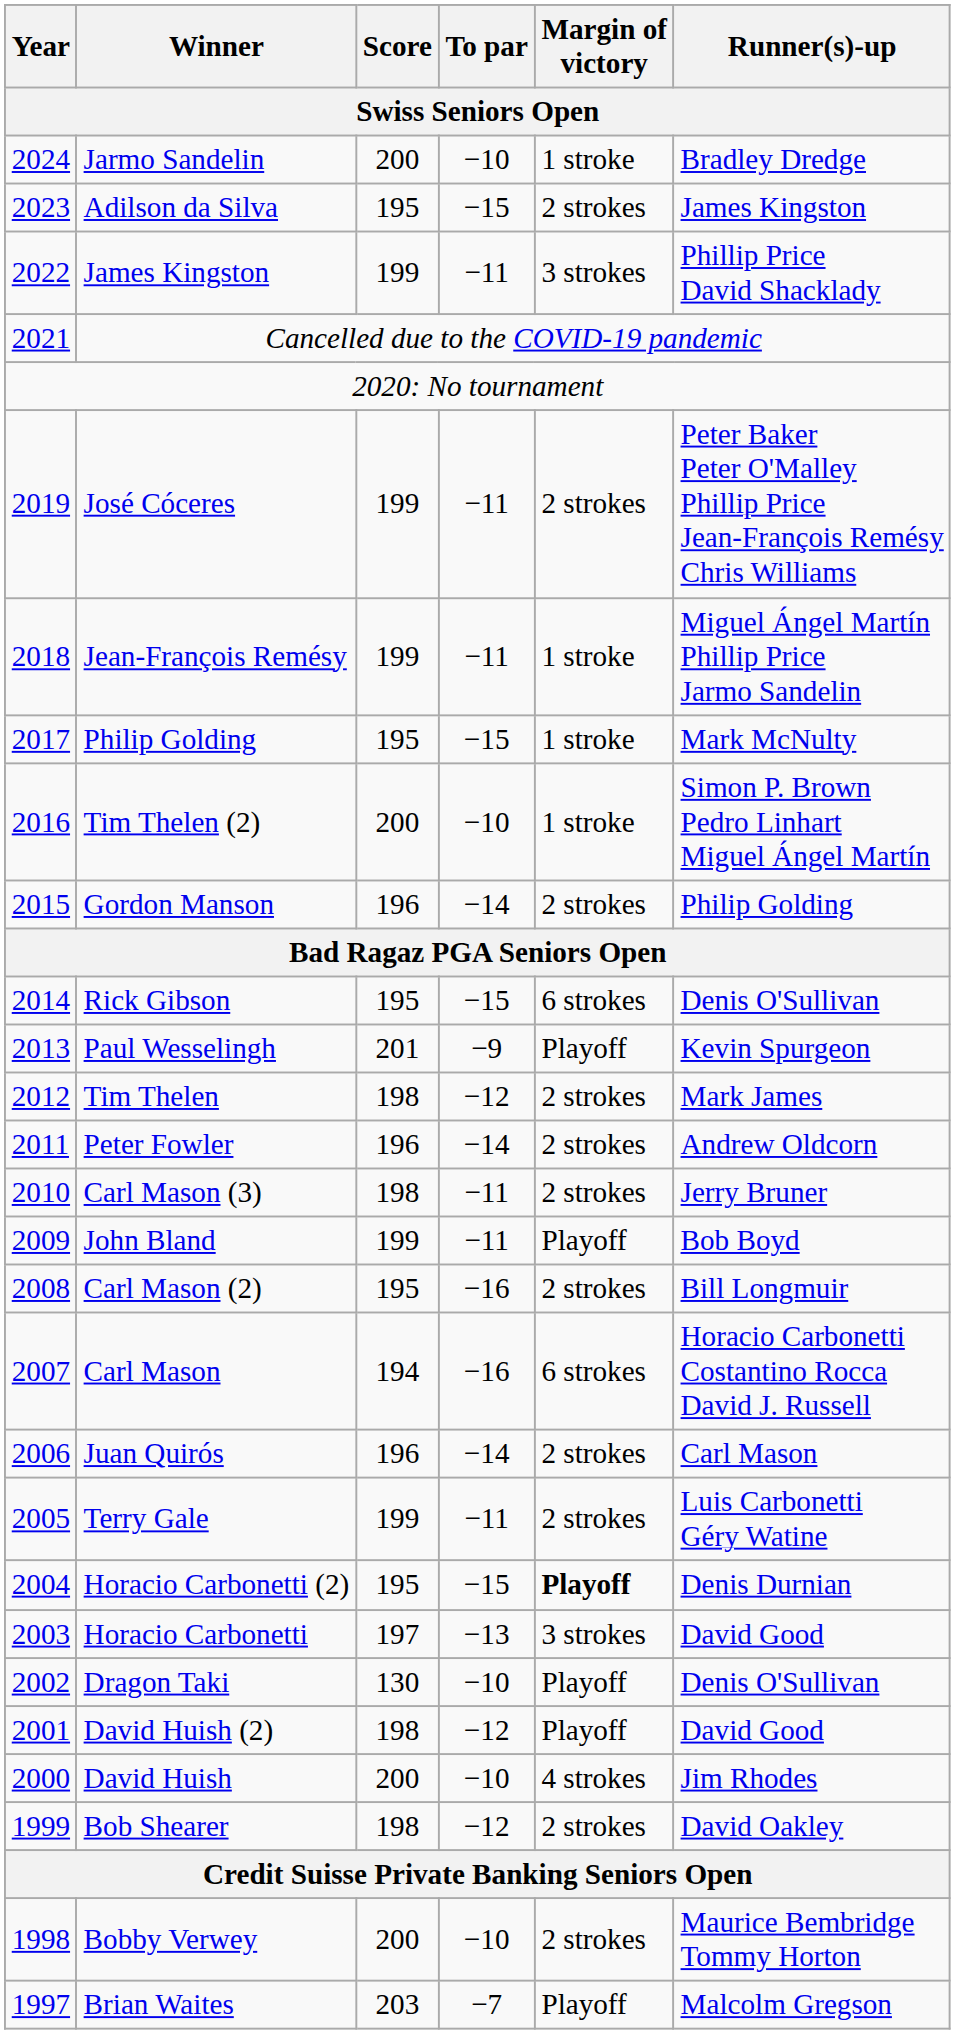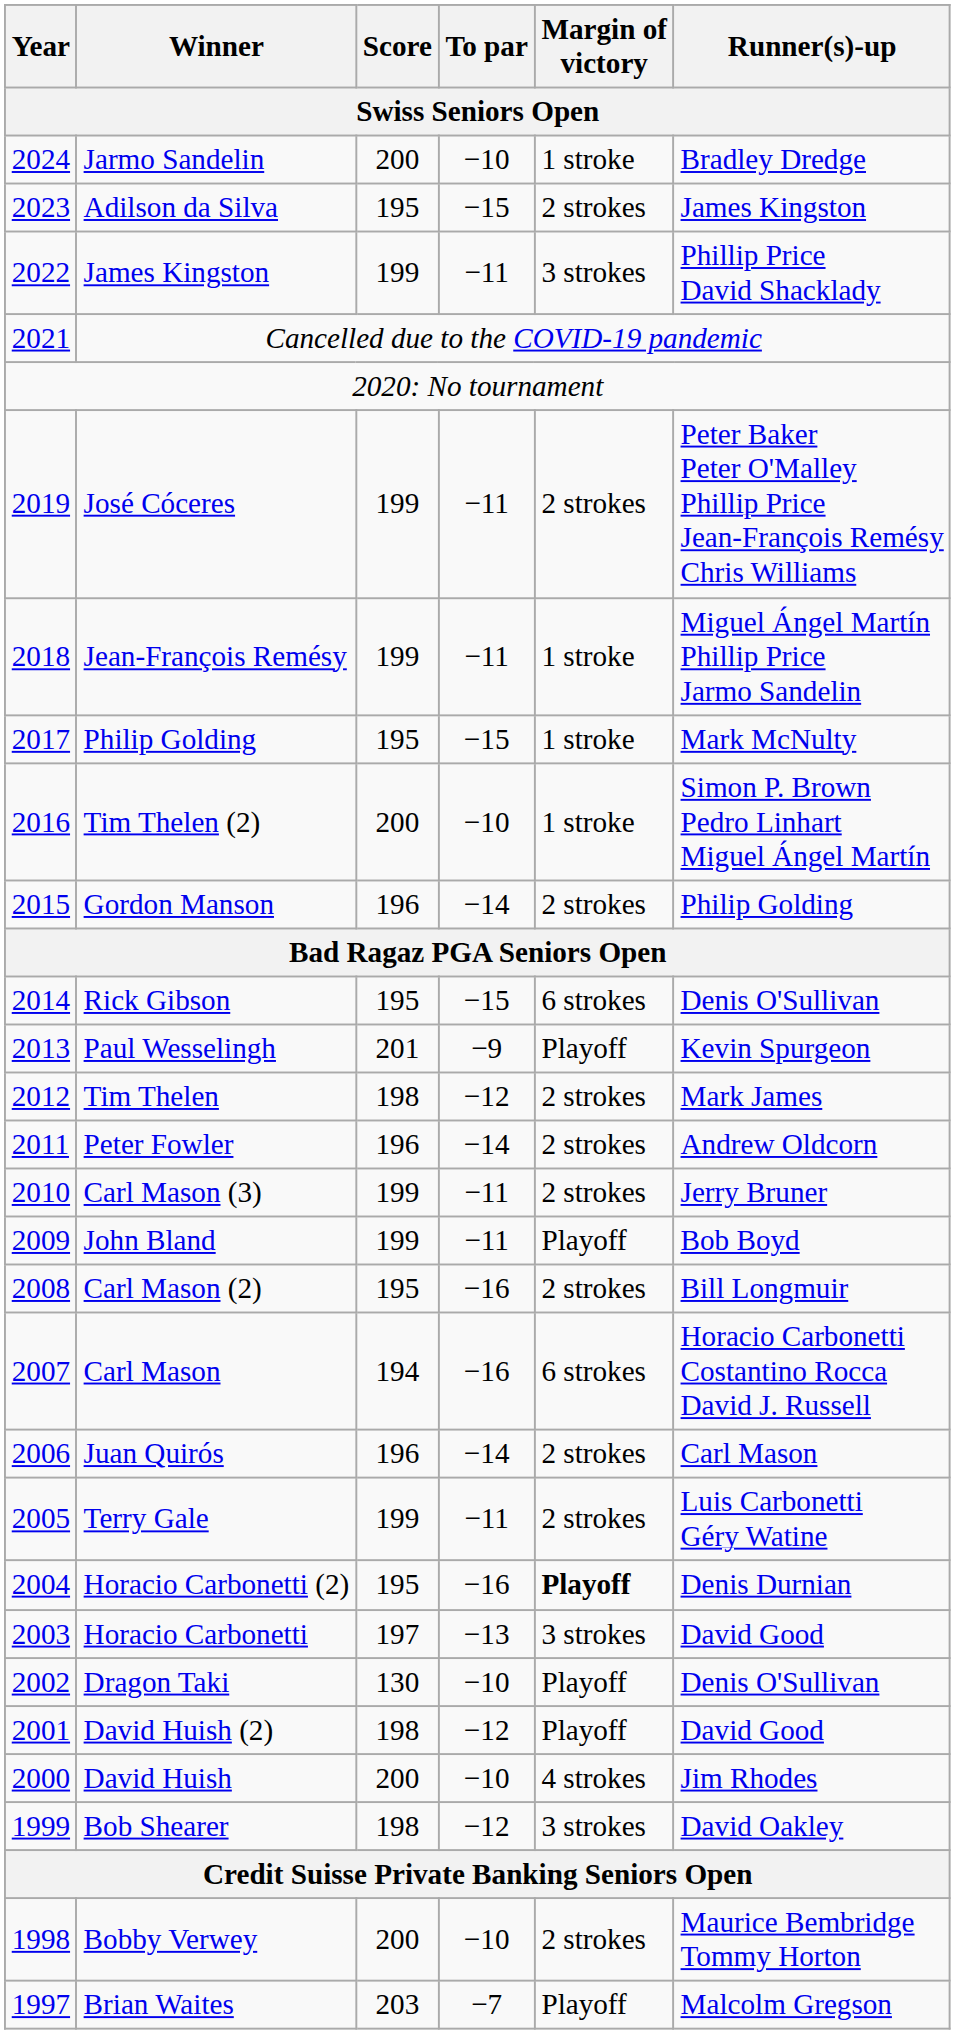(397, 1192) 198 -> (397, 1192) 199
(487, 1584) −15 -> (487, 1584) −16
(594, 1825) 2 strokes -> (594, 1825) 3 strokes
